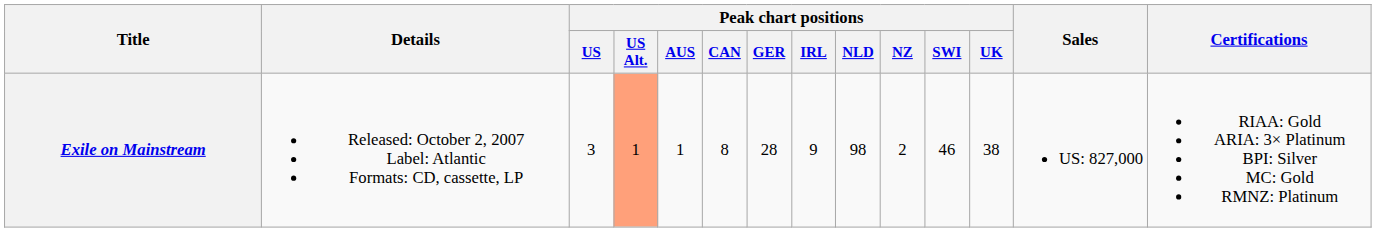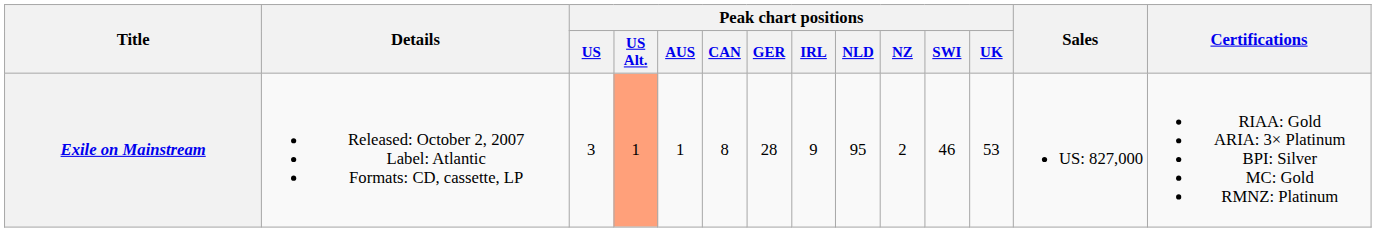(858, 149) 98 -> (858, 149) 95
(991, 149) 38 -> (991, 149) 53
